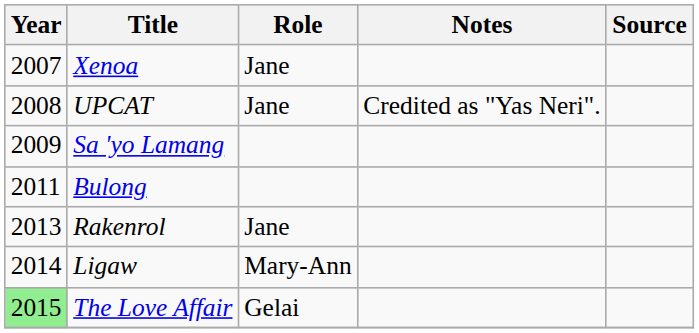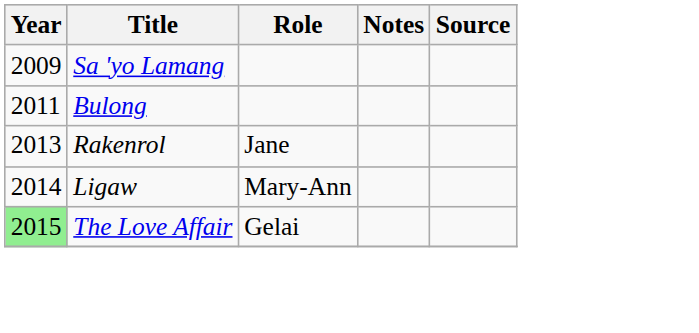- row: (106, 65)
- row: (113, 105)
